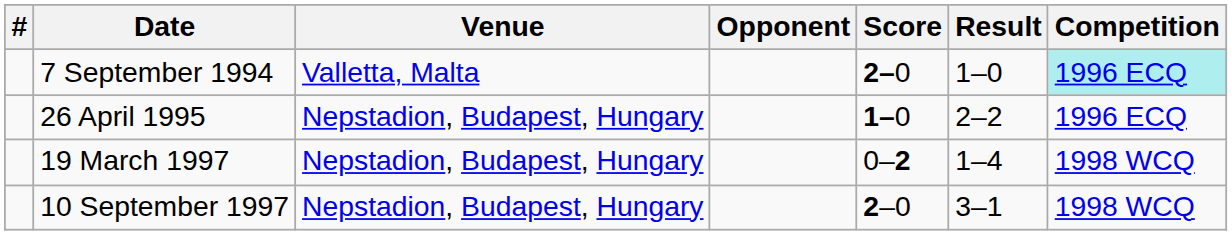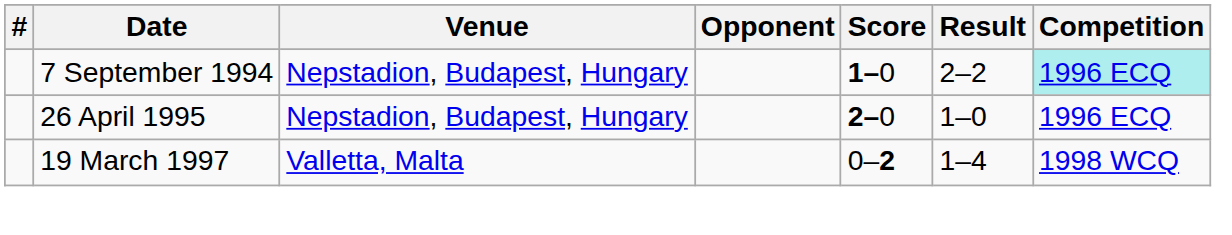(391, 71) Valletta, Malta -> (487, 71) Nepstadion, Budapest, Hungary
(887, 71) 2–0 -> (871, 71) 1–0
(979, 71) 1–0 -> (963, 71) 2–2
(887, 116) 1–0 -> (871, 116) 2–0
(979, 116) 2–2 -> (963, 116) 1–0
(503, 161) Nepstadion, Budapest, Hungary -> (375, 161) Valletta, Malta
- row: (165, 206)
